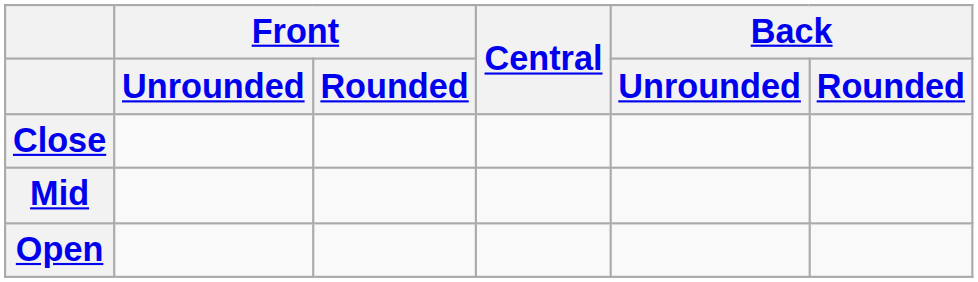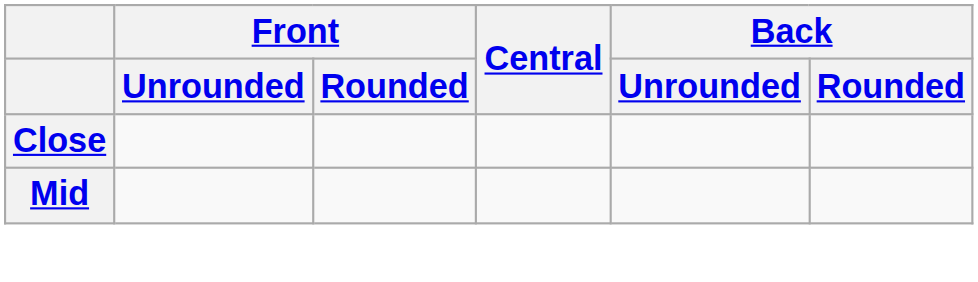- row: (60, 248)
